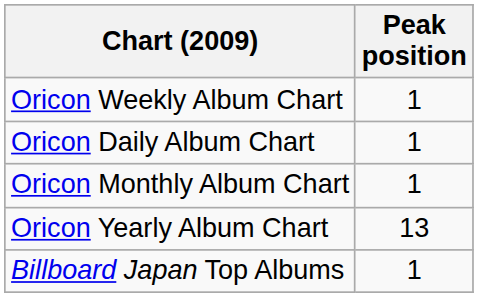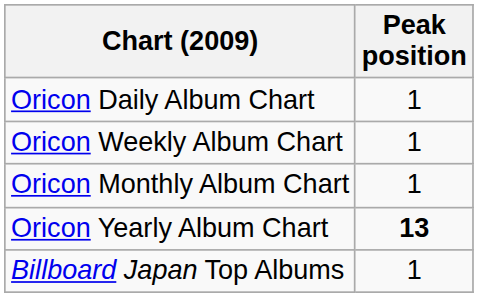rows swapped: (163, 142) <-> (177, 99)
(414, 227) normal -> (414, 227) bold
